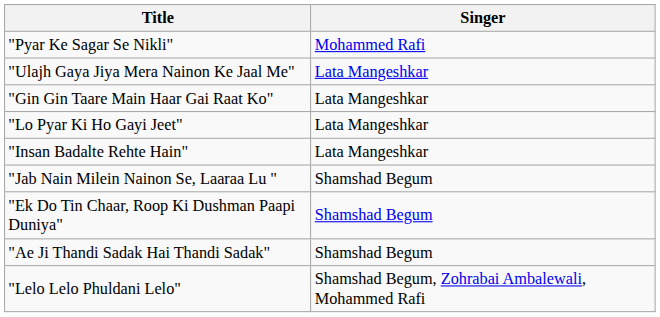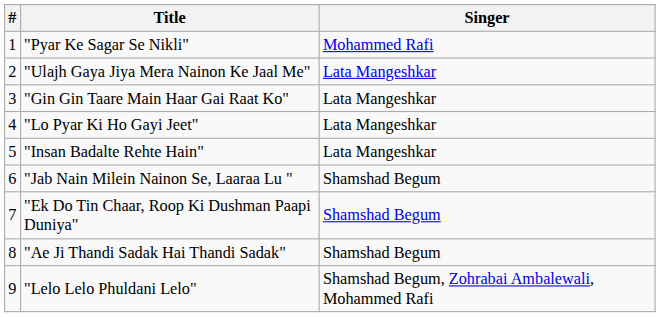+ column: (12, 18)
